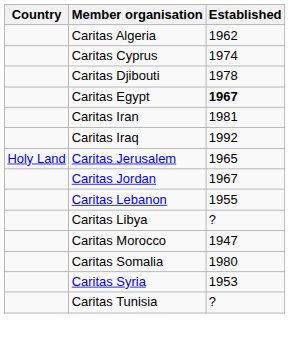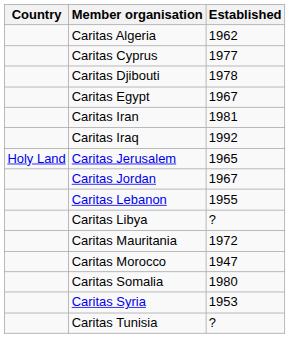(223, 55) 1974 -> (223, 55) 1977
(223, 96) bold -> (223, 96) normal
+ row: (124, 240)
